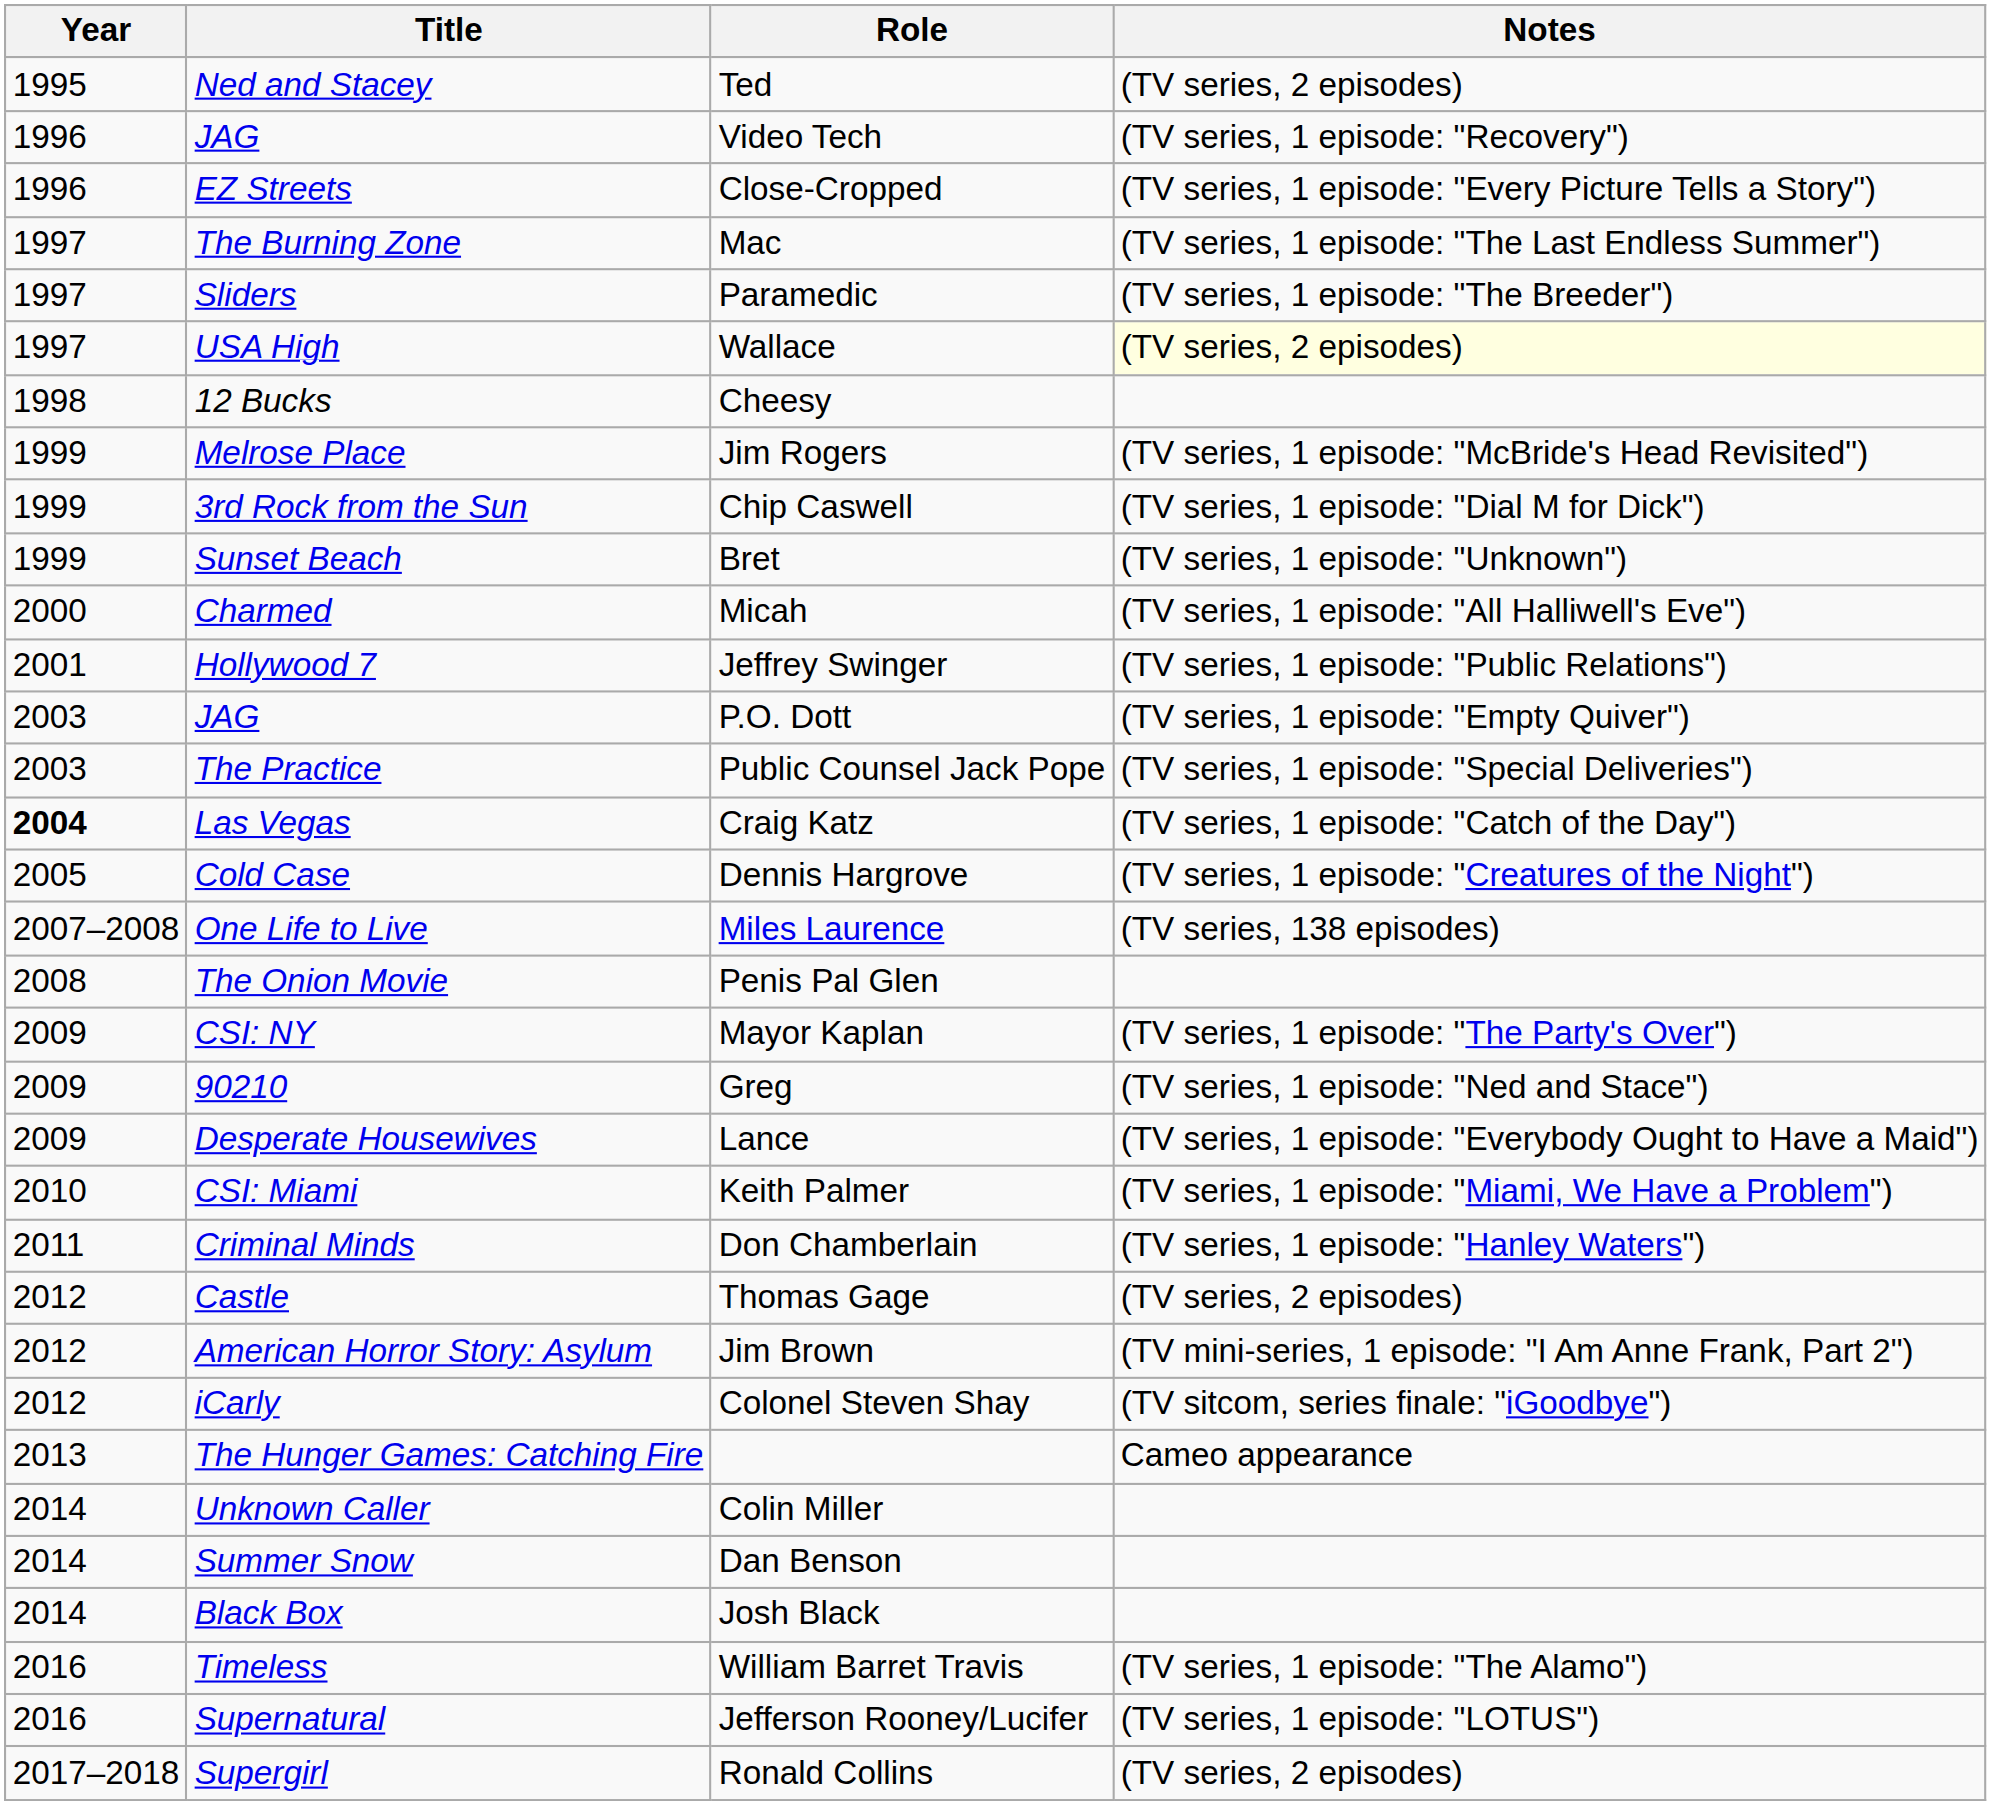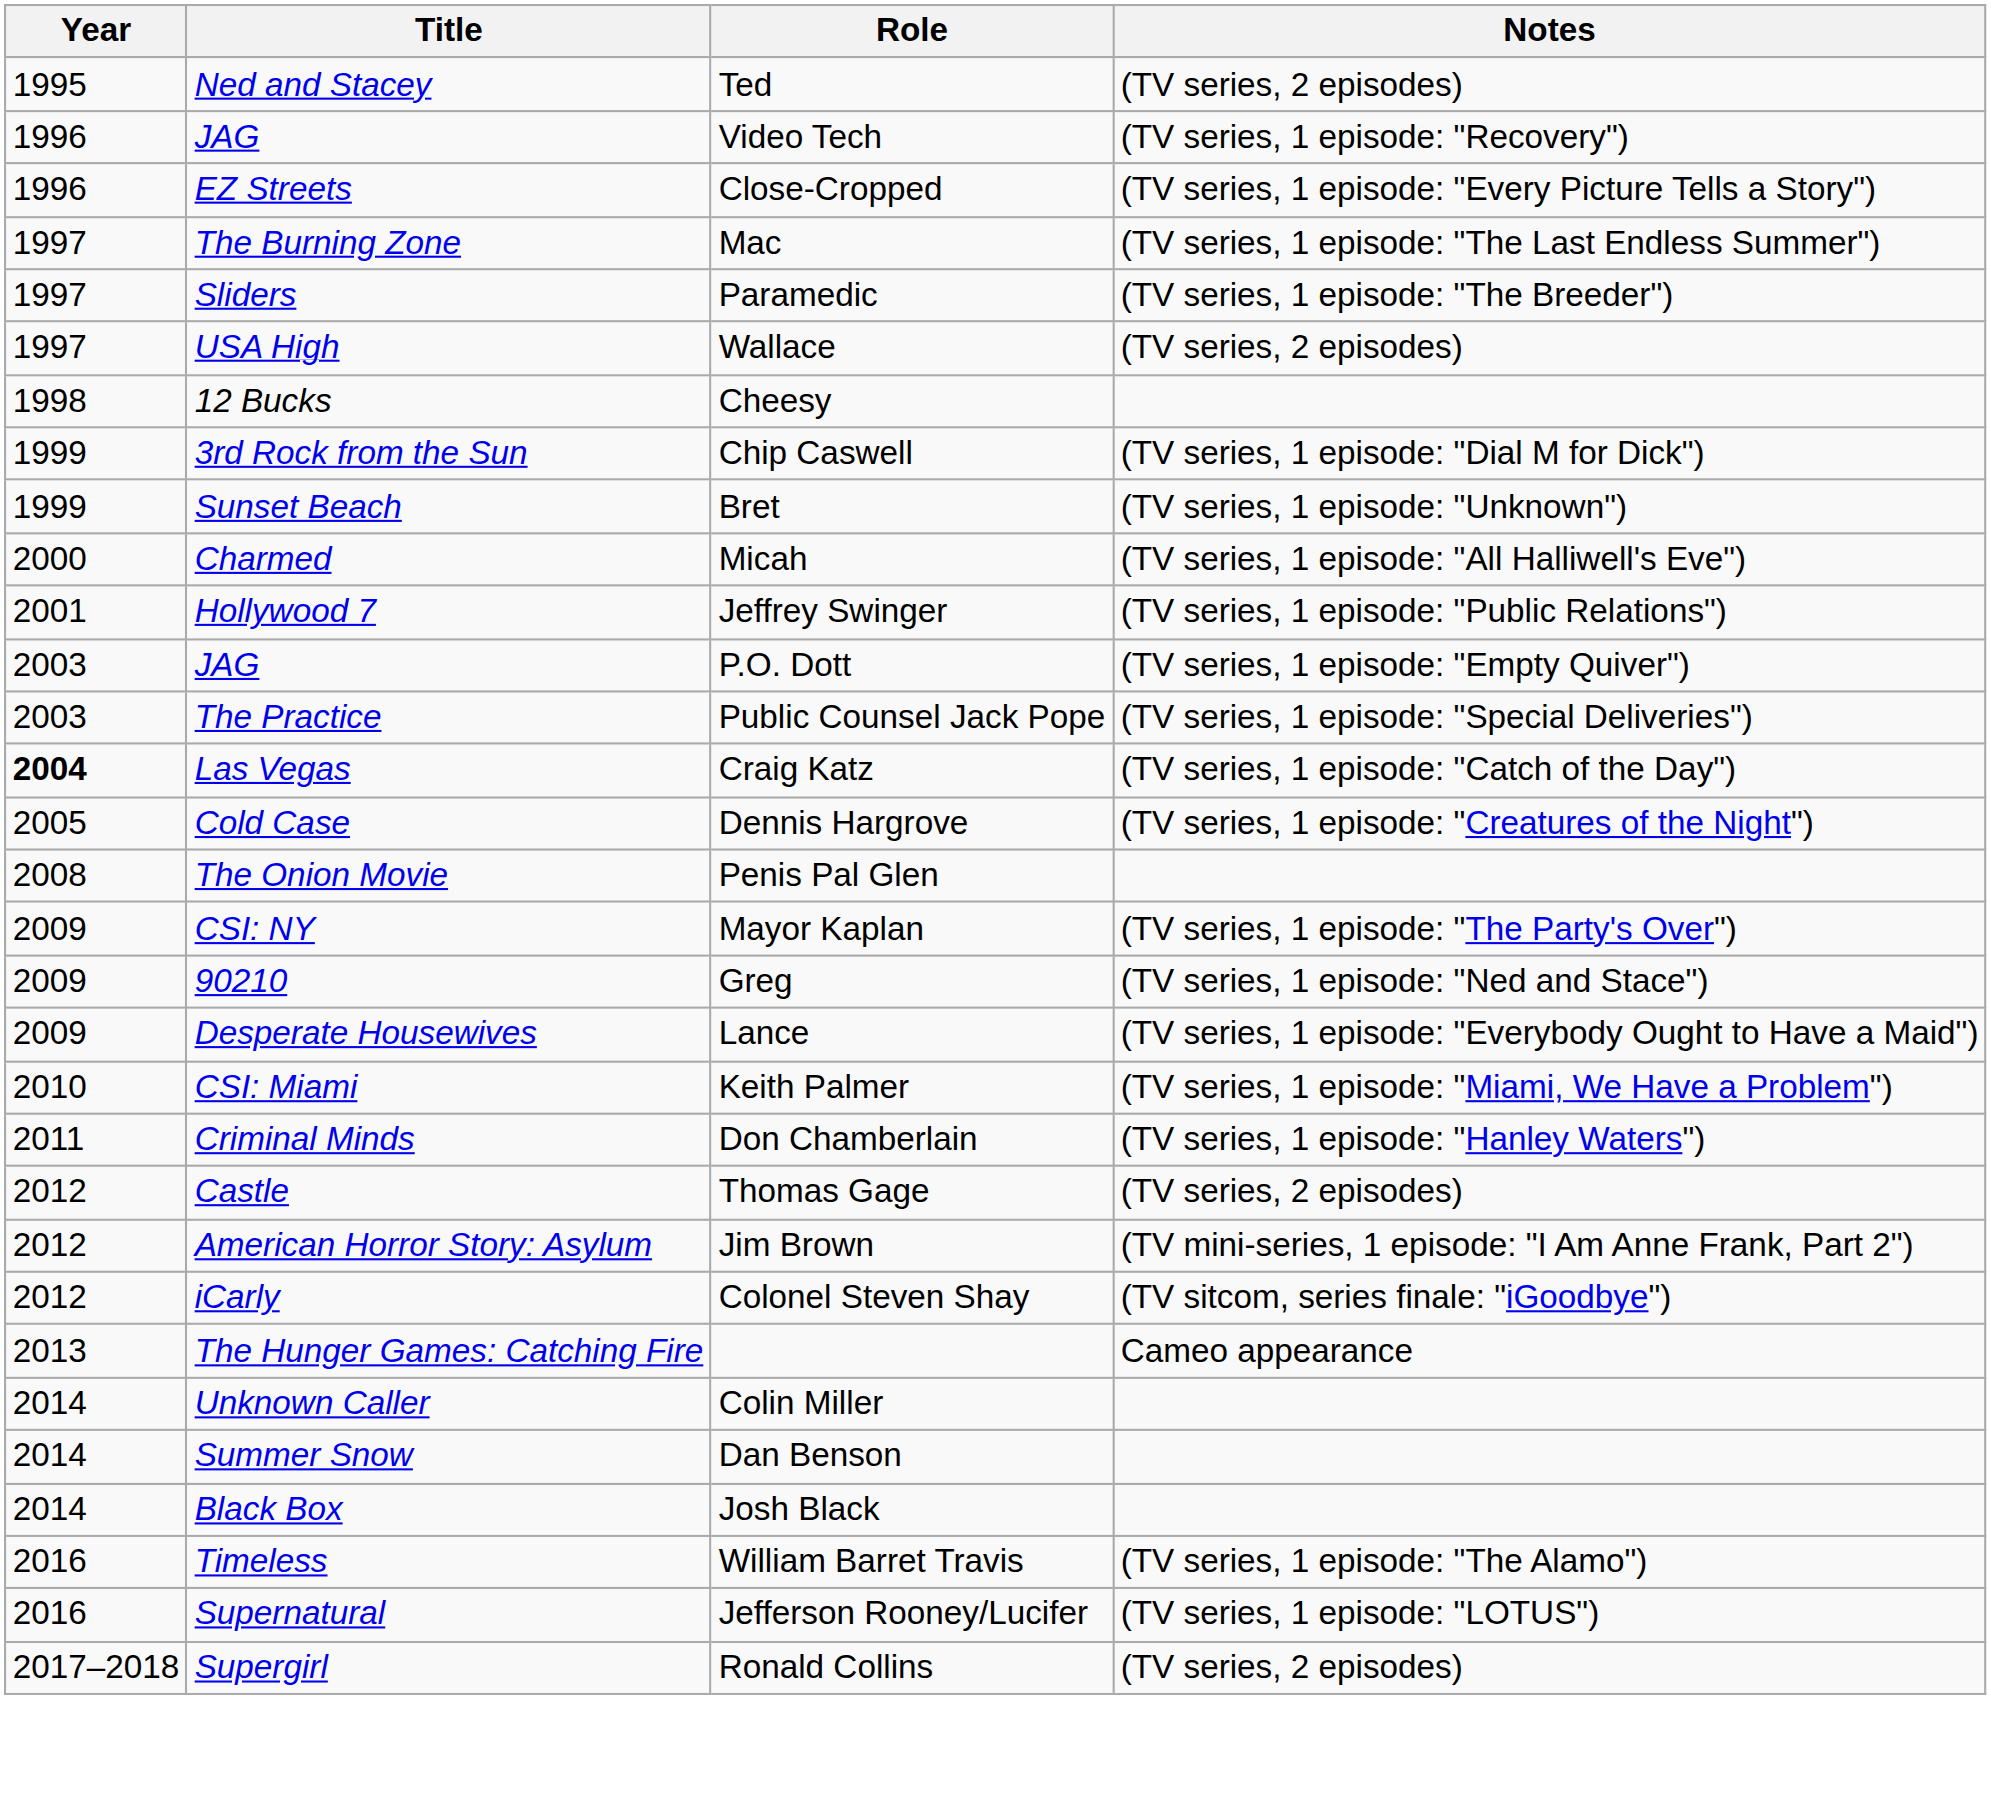(1292, 347) lightyellow background -> (1292, 347) no background
- row: (803, 453)
- row: (831, 928)
